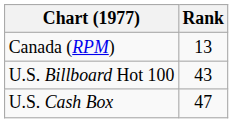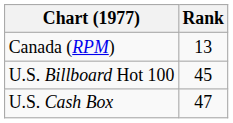(203, 74) 43 -> (203, 74) 45
